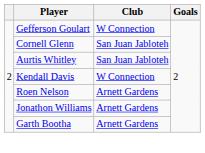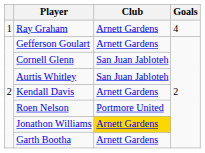+ row: (42, 28)
(125, 28) W Connection -> (127, 44) Arnett Gardens
(125, 76) W Connection -> (127, 92) Arnett Gardens
(127, 92) Arnett Gardens -> (130, 108) Portmore United
(127, 108) no background -> (127, 124) gold background
